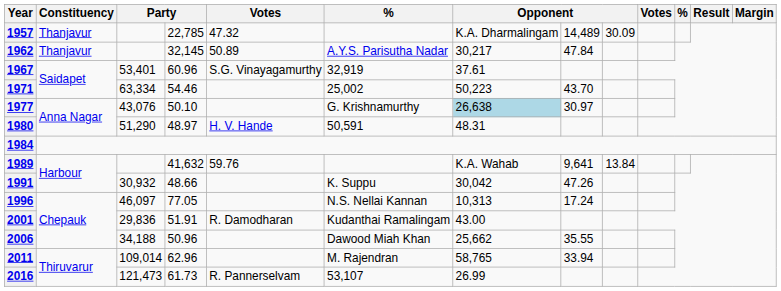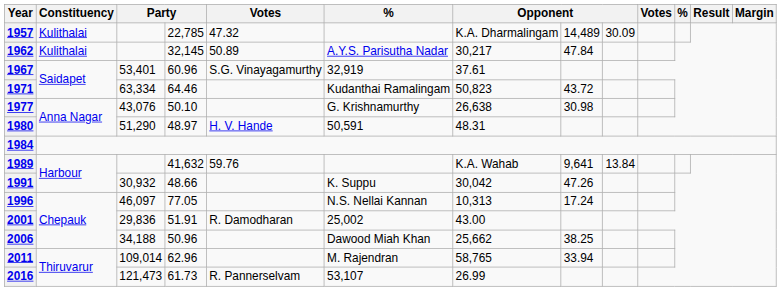(65, 32) Thanjavur -> (63, 32) Kulithalai
(65, 51) Thanjavur -> (63, 51) Kulithalai
(182, 88) 54.46 -> (182, 88) 64.46
(345, 88) 25,002 -> (389, 88) Kudanthai Ramalingam
(474, 88) 50,223 -> (474, 88) 50,823
(579, 88) 43.70 -> (579, 88) 43.72
(474, 107) lightblue background -> (474, 107) no background
(579, 107) 30.97 -> (579, 107) 30.98
(389, 220) Kudanthai Ramalingam -> (345, 220) 25,002
(579, 239) 35.55 -> (579, 239) 38.25
